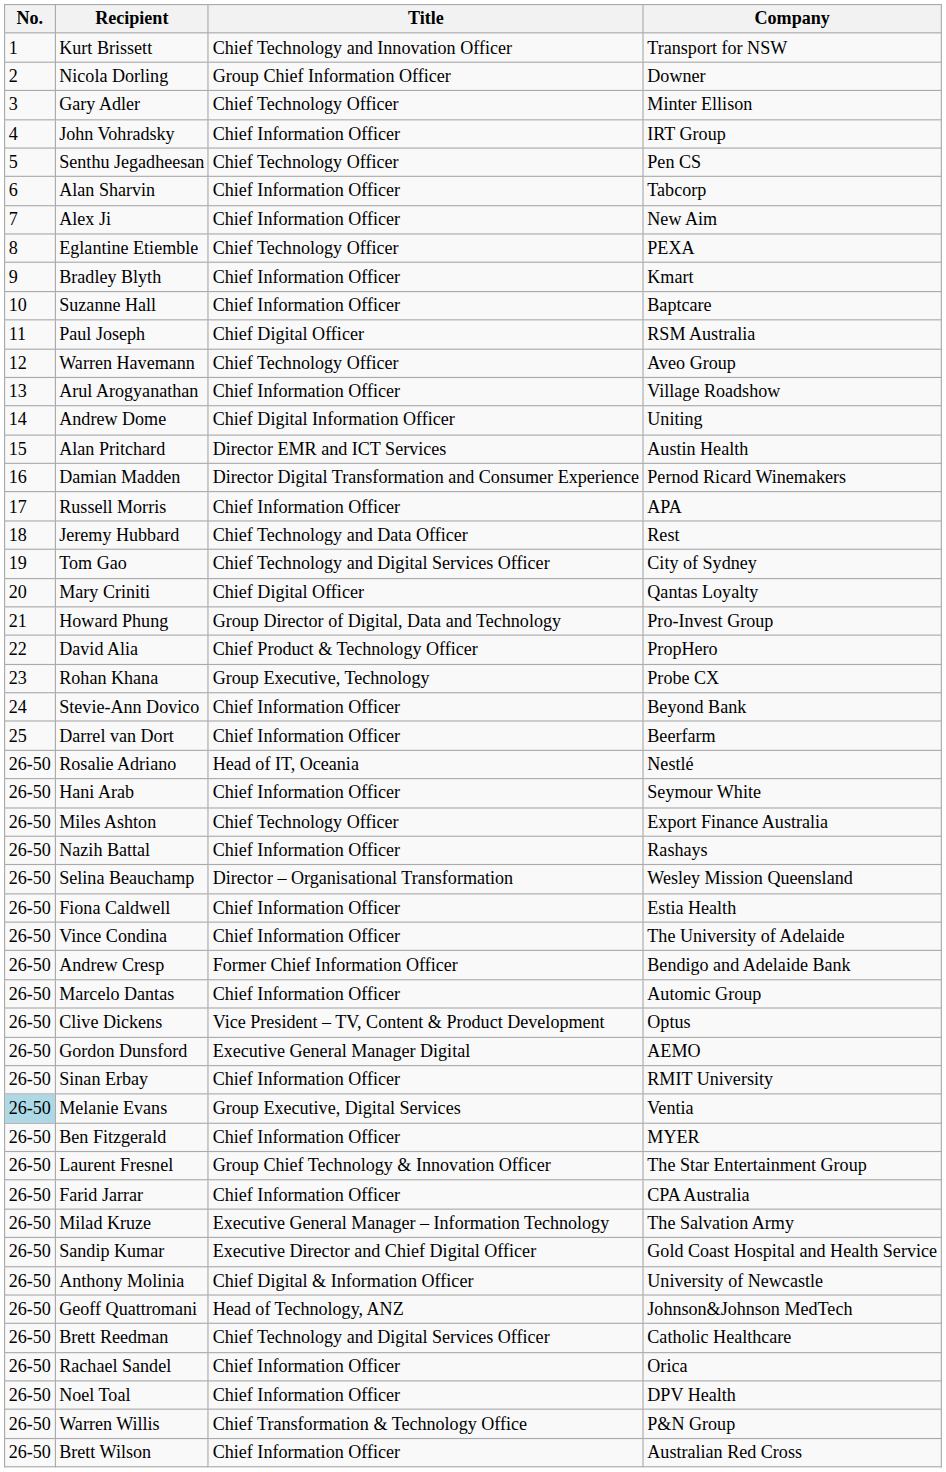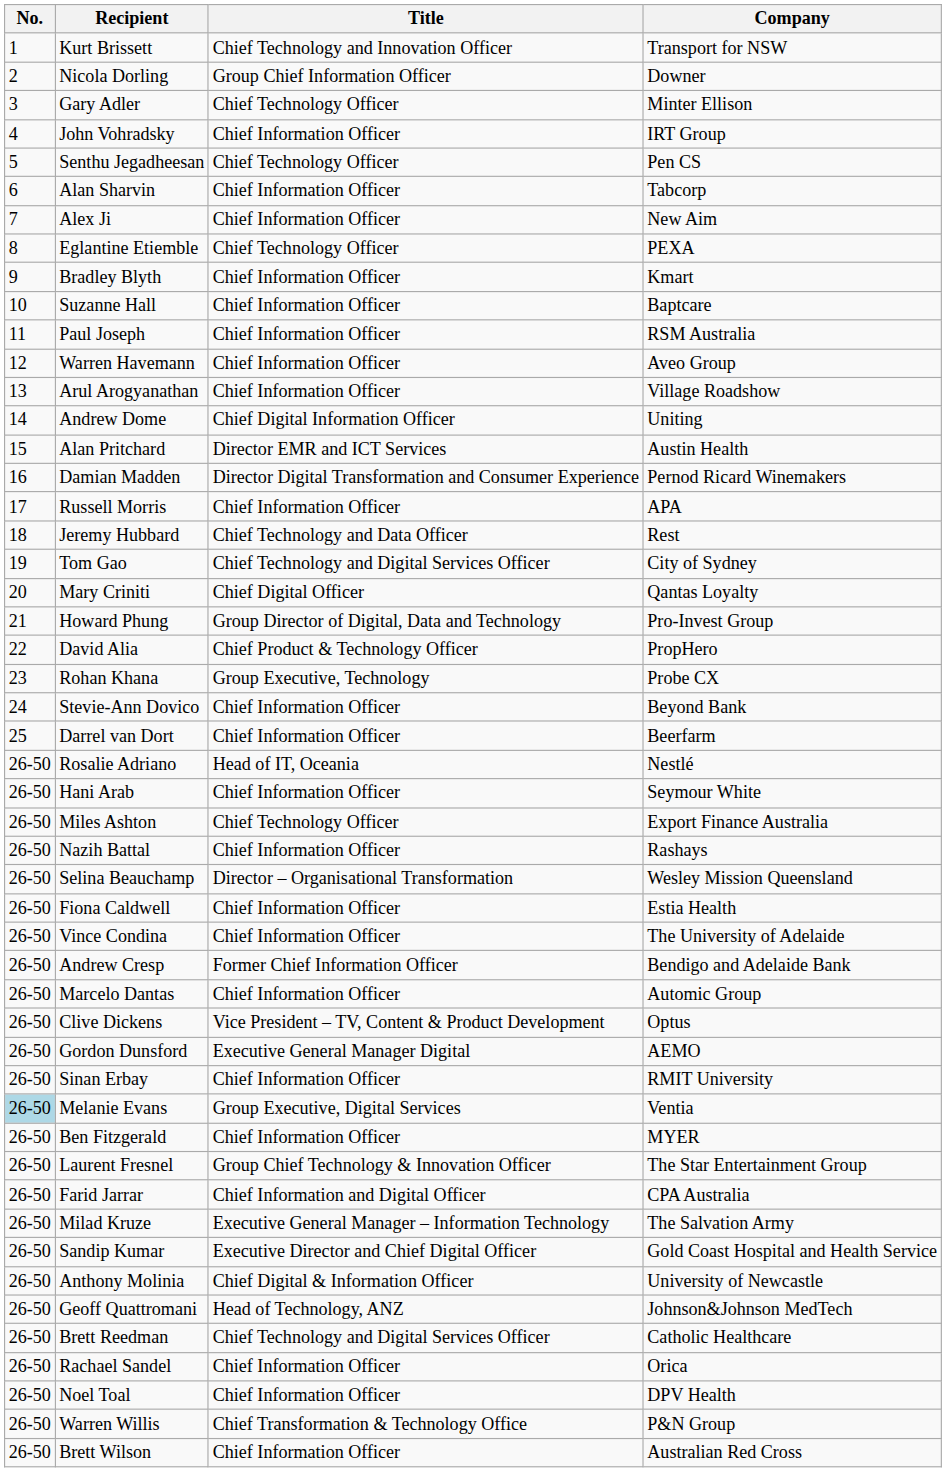(288, 334) Chief Digital Officer -> (306, 334) Chief Information Officer
(306, 362) Chief Technology Officer -> (306, 362) Chief Information Officer
(306, 1194) Chief Information Officer -> (349, 1194) Chief Information and Digital Officer
